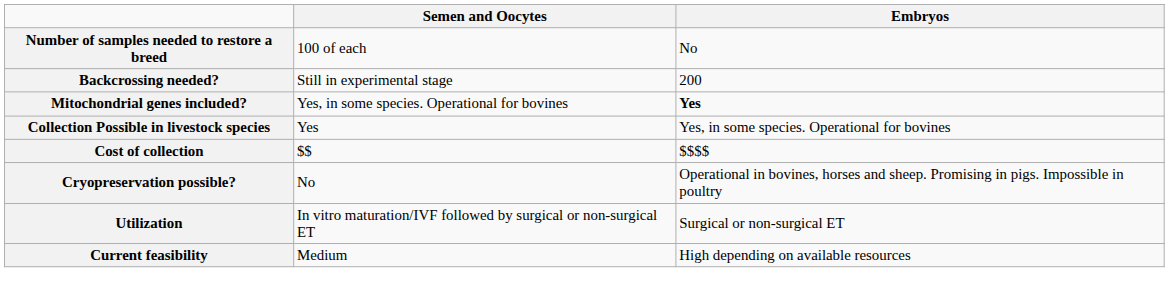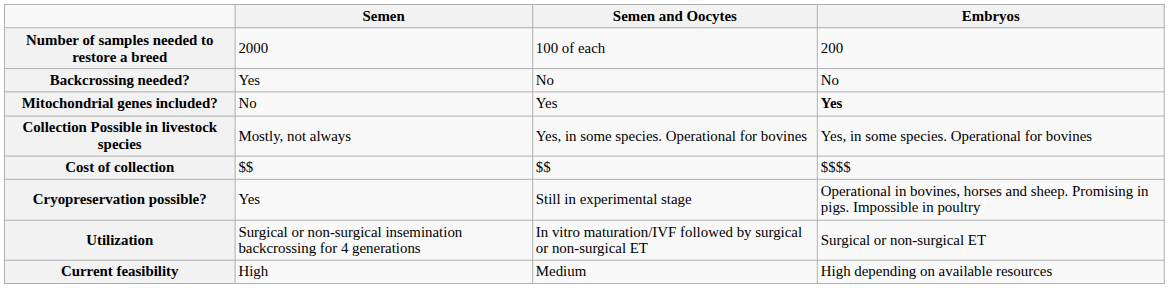+ column: (384, 16)
(688, 48) No -> (832, 48) 200
(375, 80) Still in experimental stage -> (545, 80) No
(690, 80) 200 -> (830, 80) No
(433, 103) Yes, in some species. Operational for bovines -> (547, 103) Yes
(308, 127) Yes -> (671, 135) Yes, in some species. Operational for bovines
(306, 183) No -> (614, 199) Still in experimental stage
